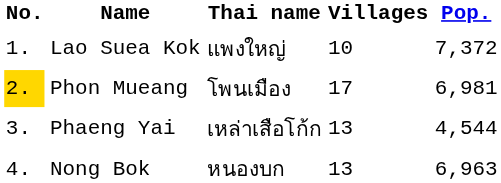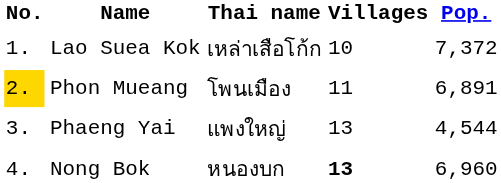(247, 50) แพงใหญ่ -> (264, 50) เหล่าเสือโก้ก
(340, 89) 17 -> (340, 89) 11
(466, 89) 6,981 -> (466, 89) 6,891
(264, 130) เหล่าเสือโก้ก -> (247, 130) แพงใหญ่
(340, 169) normal -> (340, 169) bold
(466, 169) 6,963 -> (466, 169) 6,960
